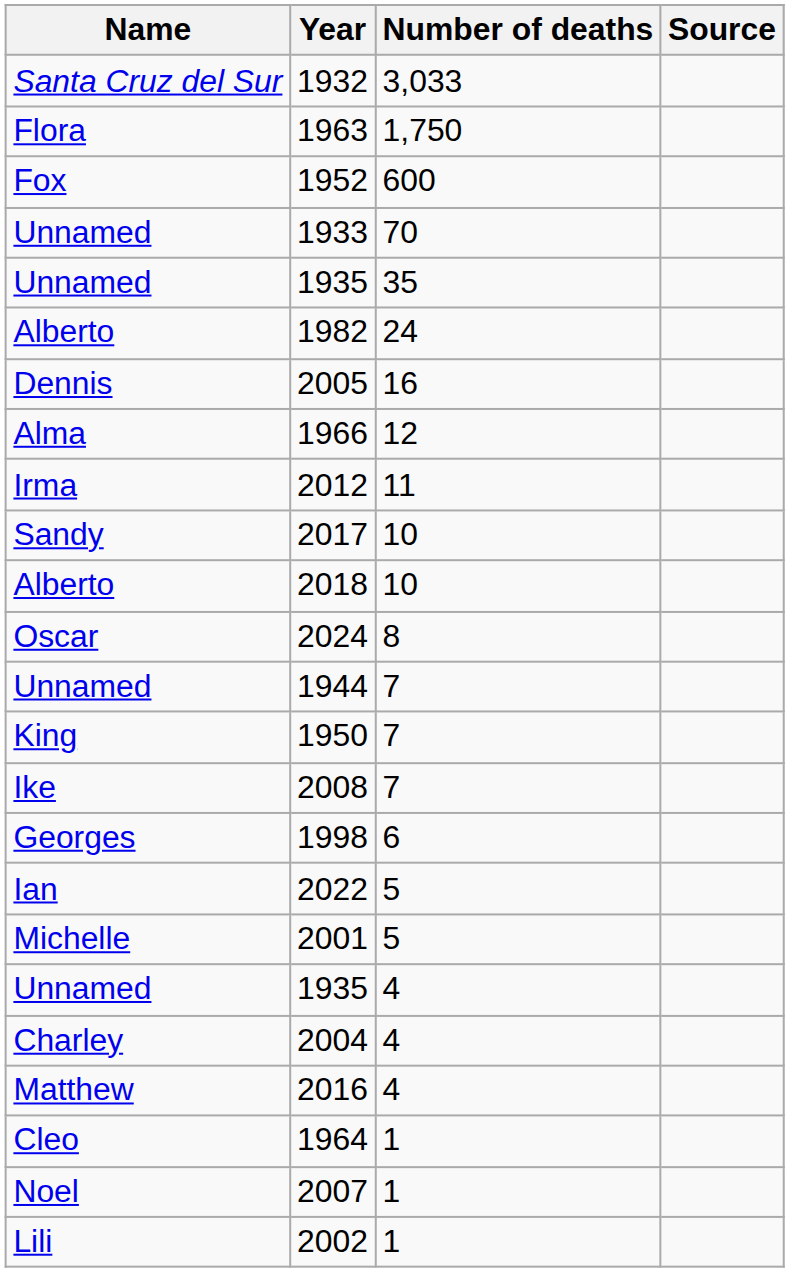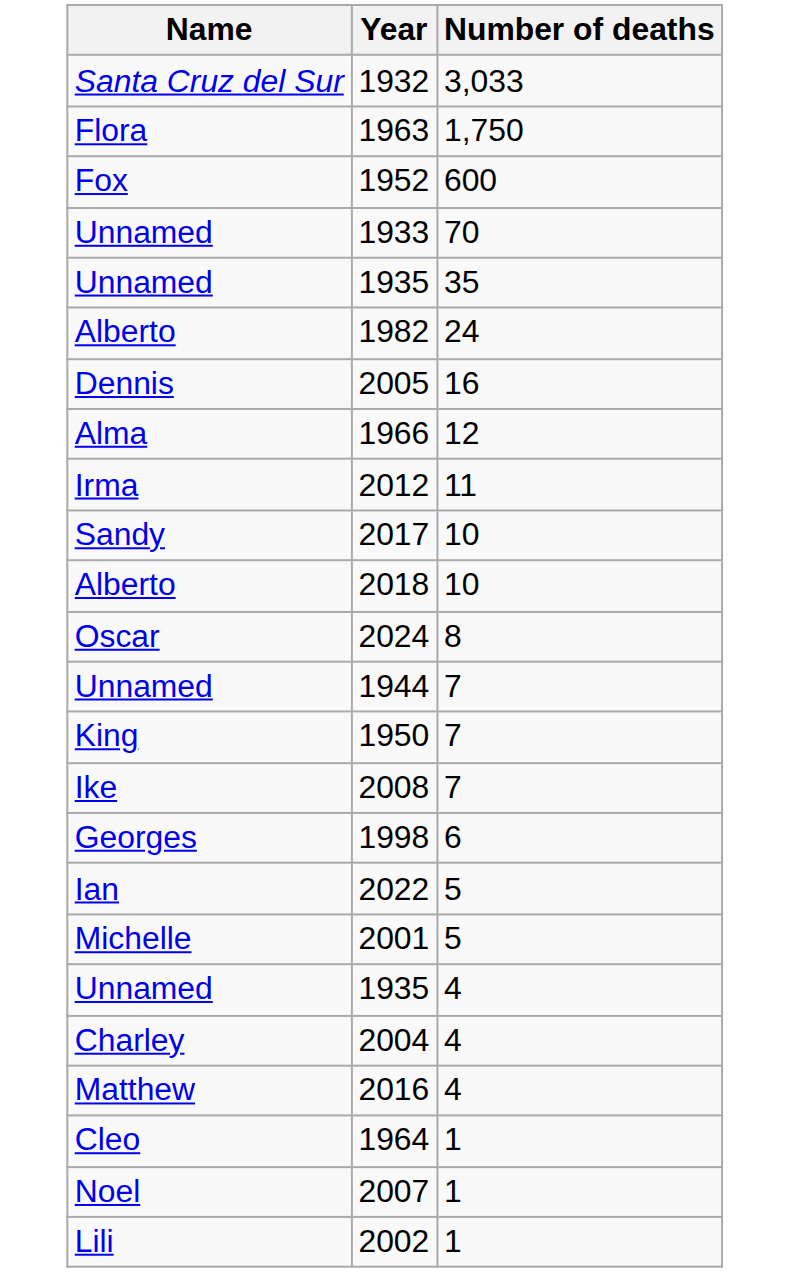- column: (722, 29)
